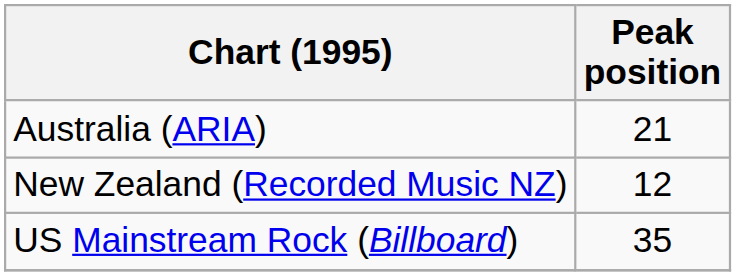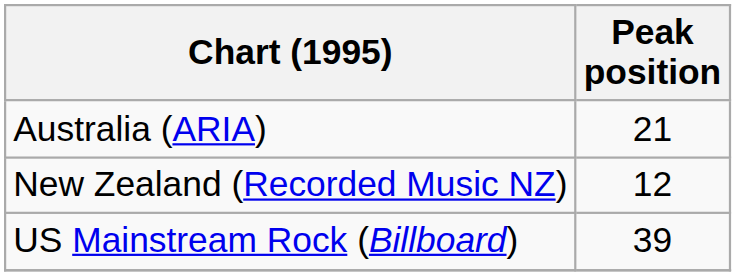(652, 240) 35 -> (652, 240) 39
